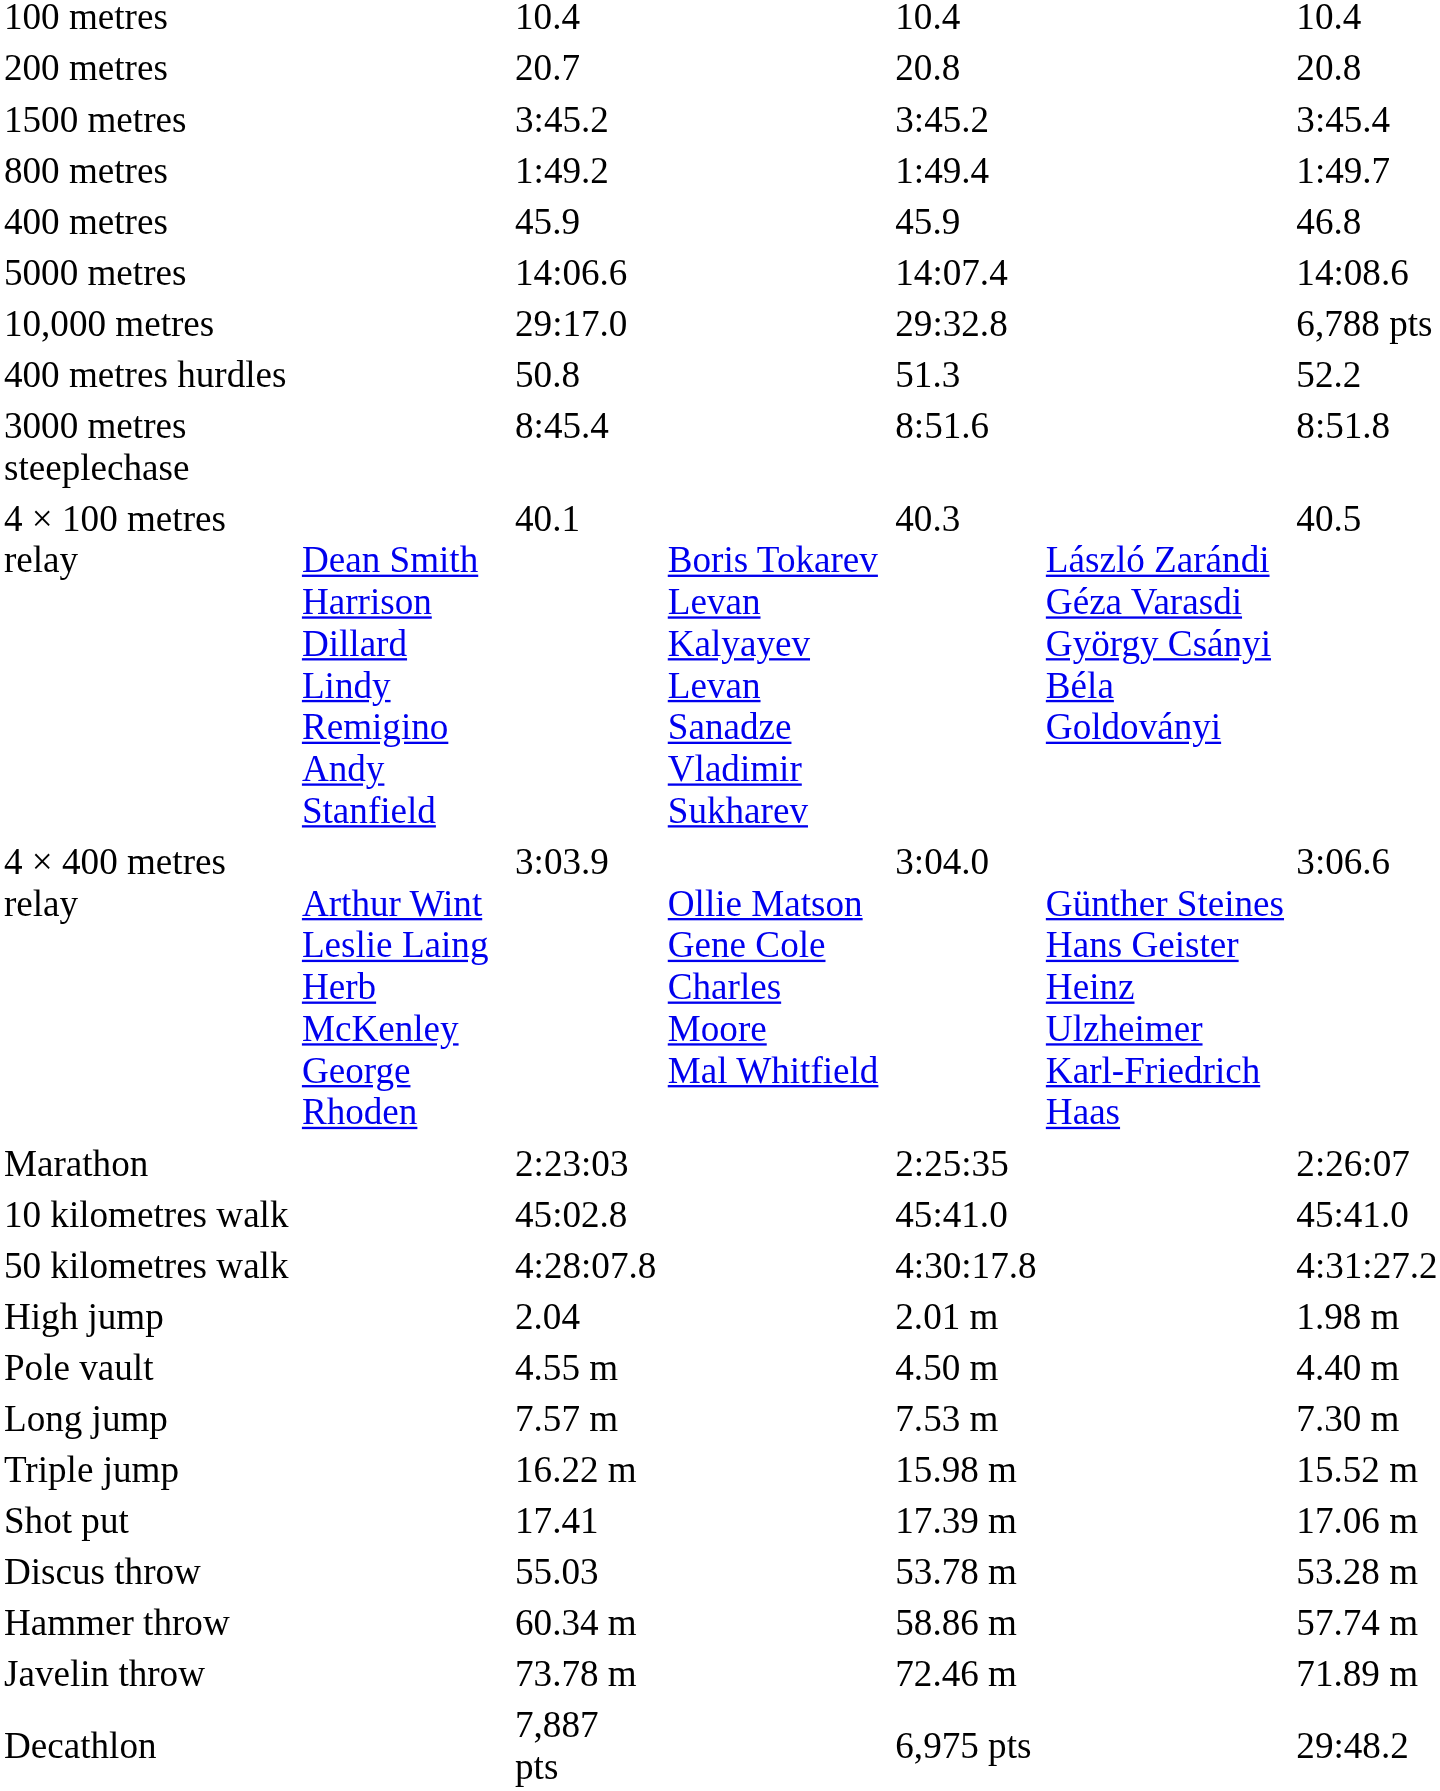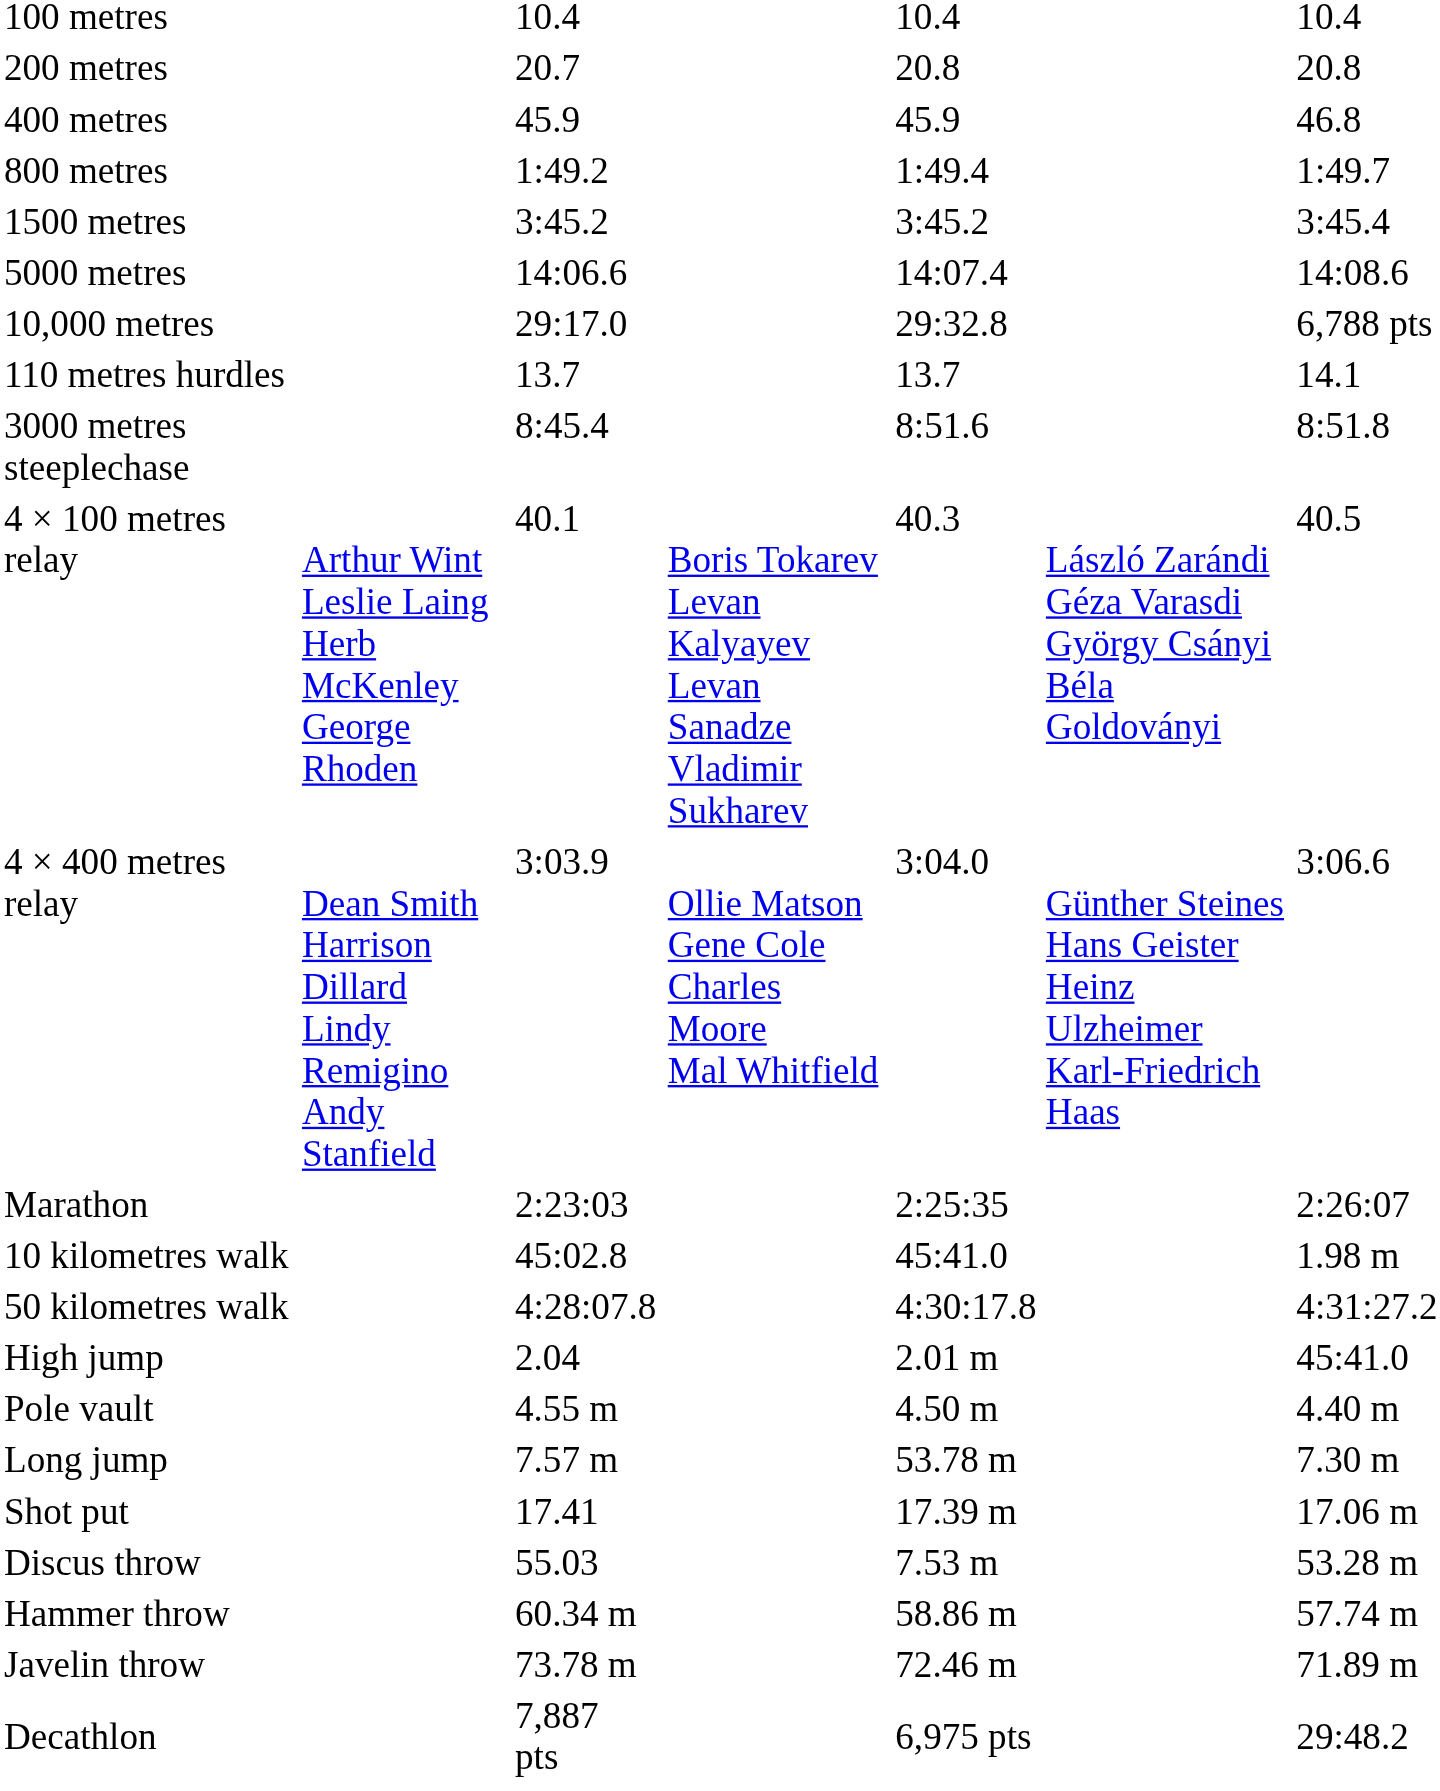rows swapped: (86, 221) <-> (95, 119)
+ row: (145, 374)
- row: (145, 374)
(390, 685) Dean Smith Harrison Dillard Lindy Remigino Andy Stanfield -> (395, 664) Arthur Wint Leslie Laing Herb McKenley George Rhoden
(395, 1007) Arthur Wint Leslie Laing Herb McKenley George Rhoden -> (390, 1028) Dean Smith Harrison Dillard Lindy Remigino Andy Stanfield
(1353, 1214) 45:41.0 -> (1348, 1256) 1.98 m
(1348, 1316) 1.98 m -> (1353, 1358) 45:41.0
(947, 1418) 7.53 m -> (956, 1460) 53.78 m
- row: (91, 1469)
(956, 1571) 53.78 m -> (947, 1562) 7.53 m
